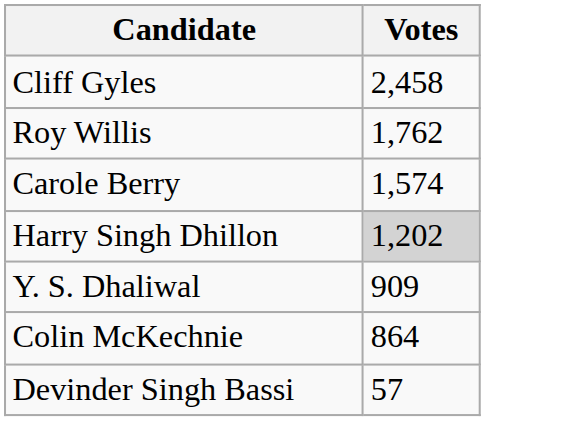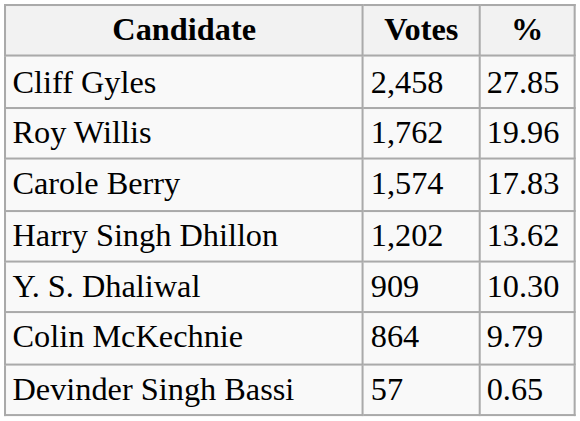+ column: (527, 30)
(407, 235) lightgrey background -> (407, 235) no background
